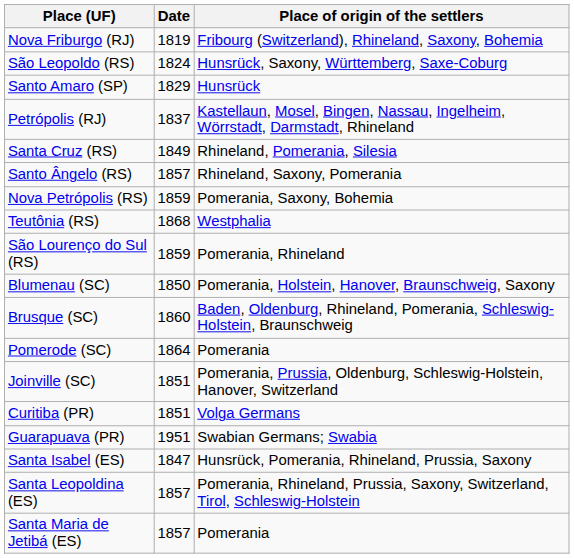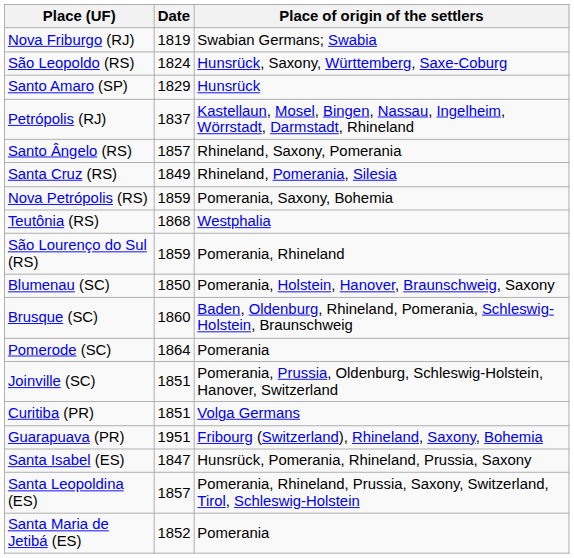(370, 39) Fribourg (Switzerland), Rhineland, Saxony, Bohemia -> (287, 39) Swabian Germans; Swabia
rows swapped: (62, 151) <-> (70, 174)
(287, 437) Swabian Germans; Swabia -> (370, 437) Fribourg (Switzerland), Rhineland, Saxony, Bohemia
(174, 533) 1857 -> (174, 533) 1852
